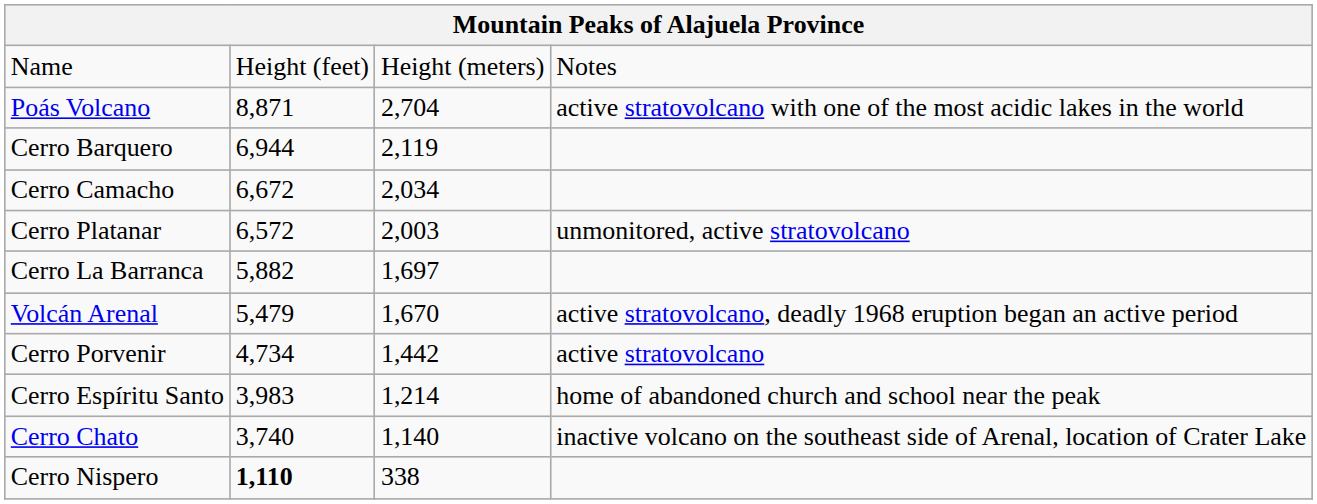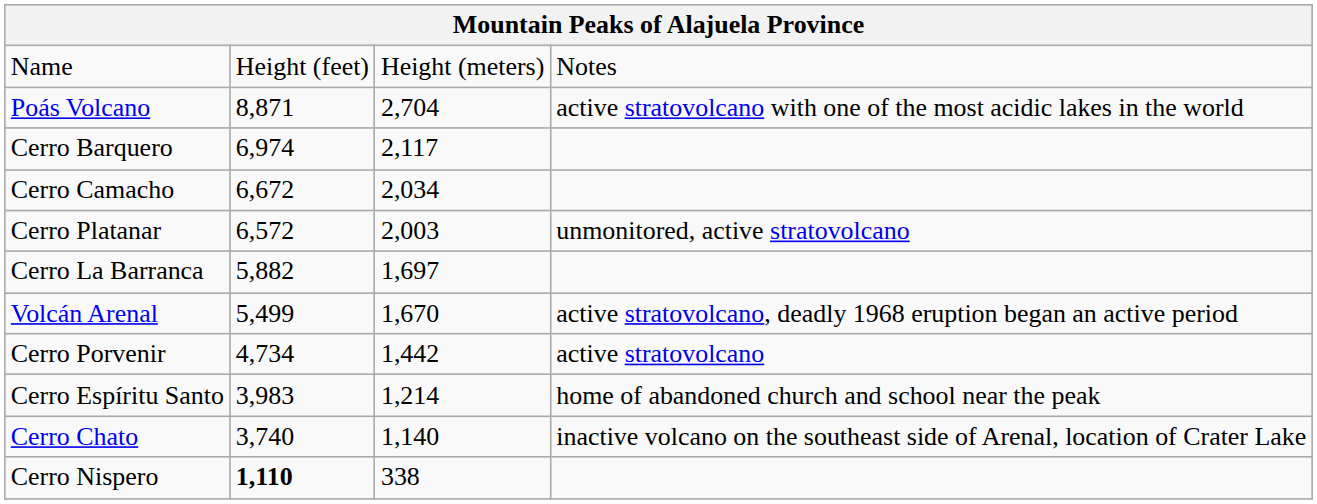(265, 148) 6,944 -> (265, 148) 6,974
(410, 148) 2,119 -> (410, 148) 2,117
(265, 312) 5,479 -> (265, 312) 5,499
